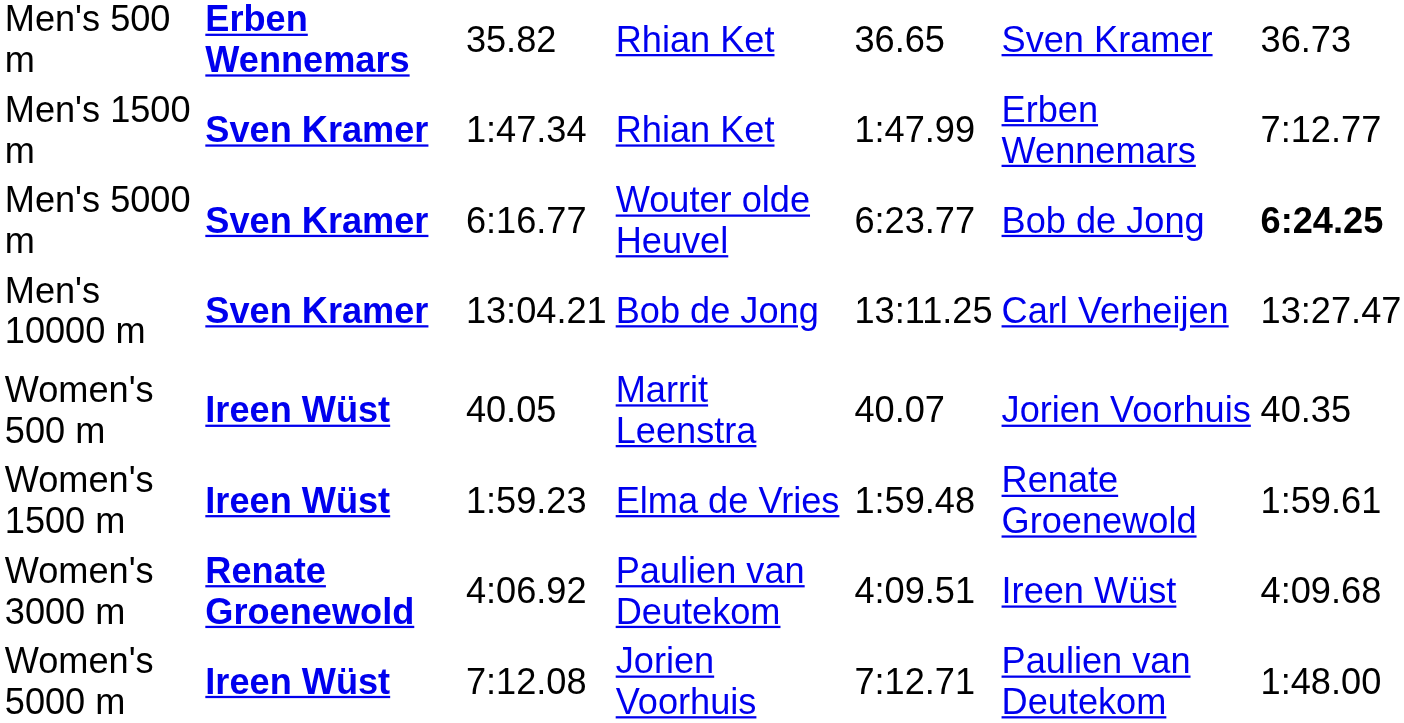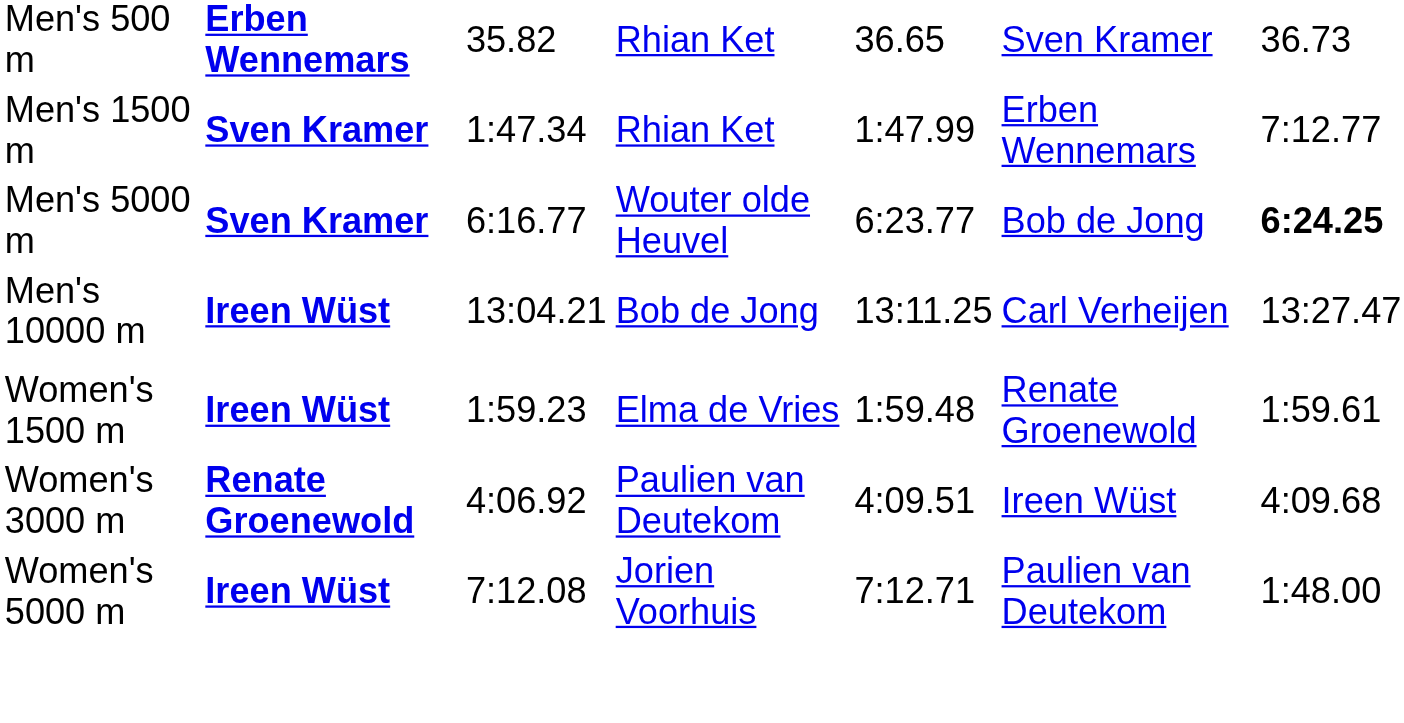(317, 311) Sven Kramer -> (298, 311) Ireen Wüst
- row: (79, 410)
